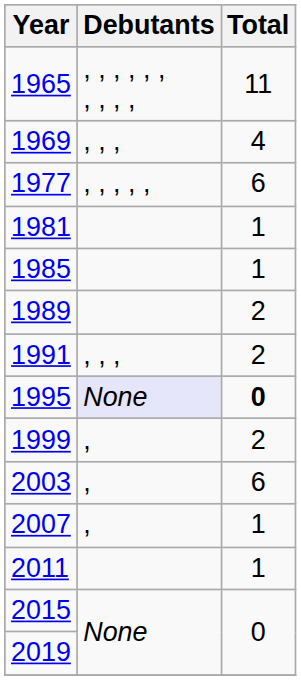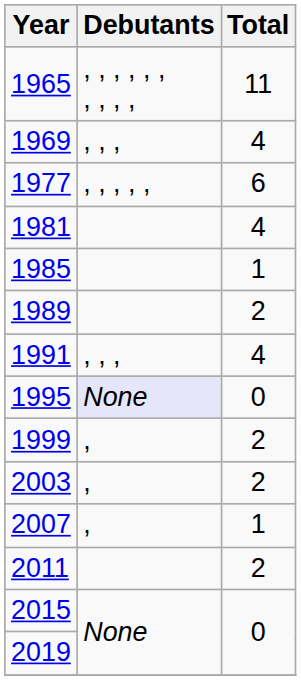(258, 226) 1 -> (258, 226) 4
(258, 354) 2 -> (258, 354) 4
(258, 397) bold -> (258, 397) normal
(258, 482) 6 -> (258, 482) 2
(258, 567) 1 -> (258, 567) 2
